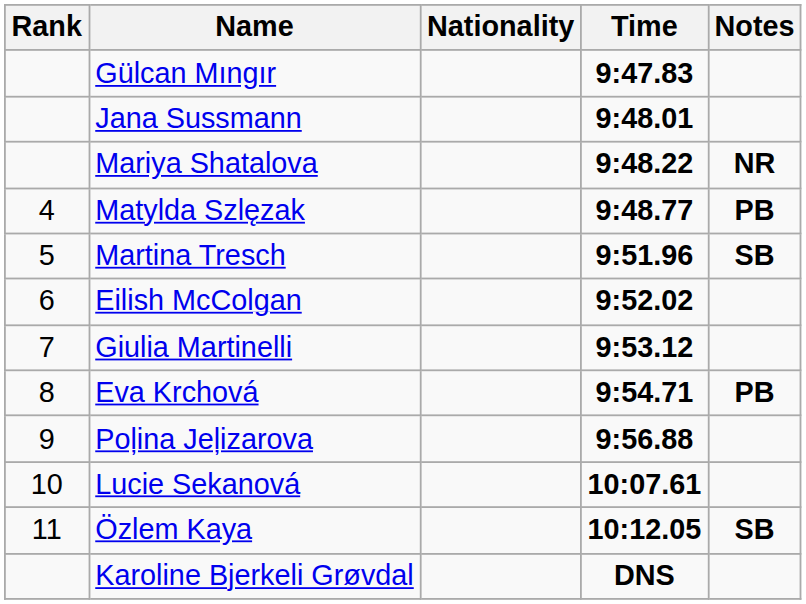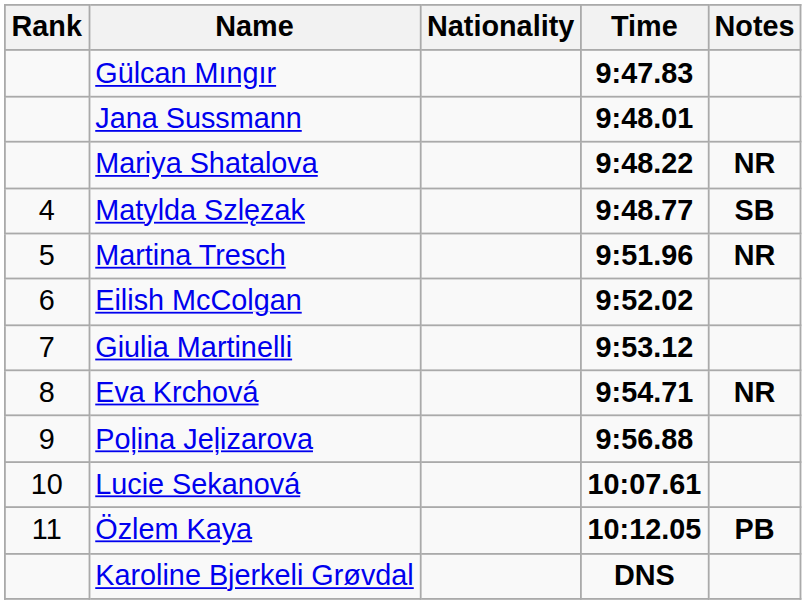(755, 210) PB -> (755, 210) SB
(755, 255) SB -> (755, 255) NR
(755, 392) PB -> (755, 392) NR
(755, 529) SB -> (755, 529) PB
